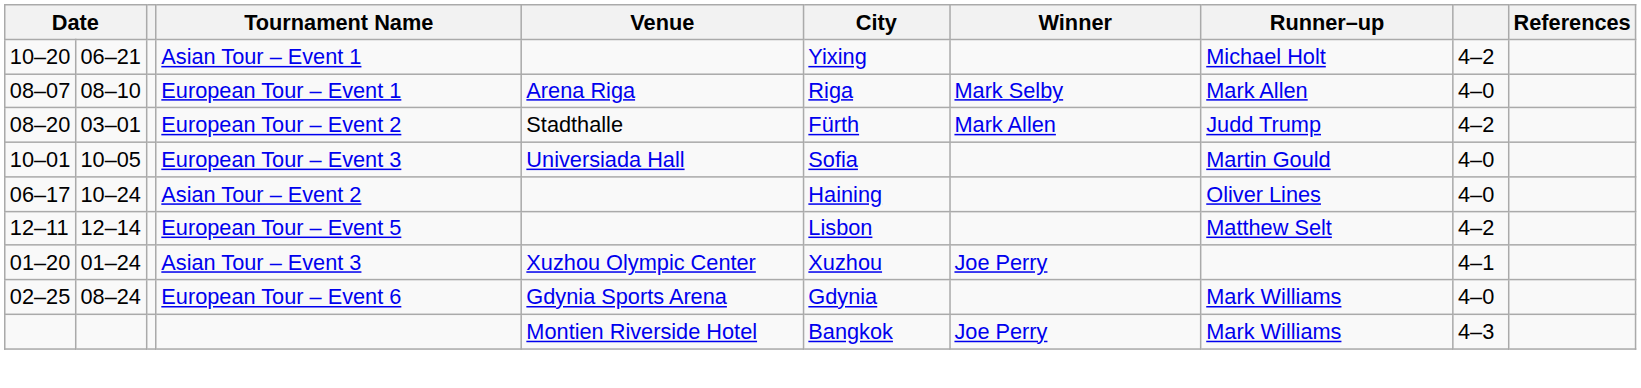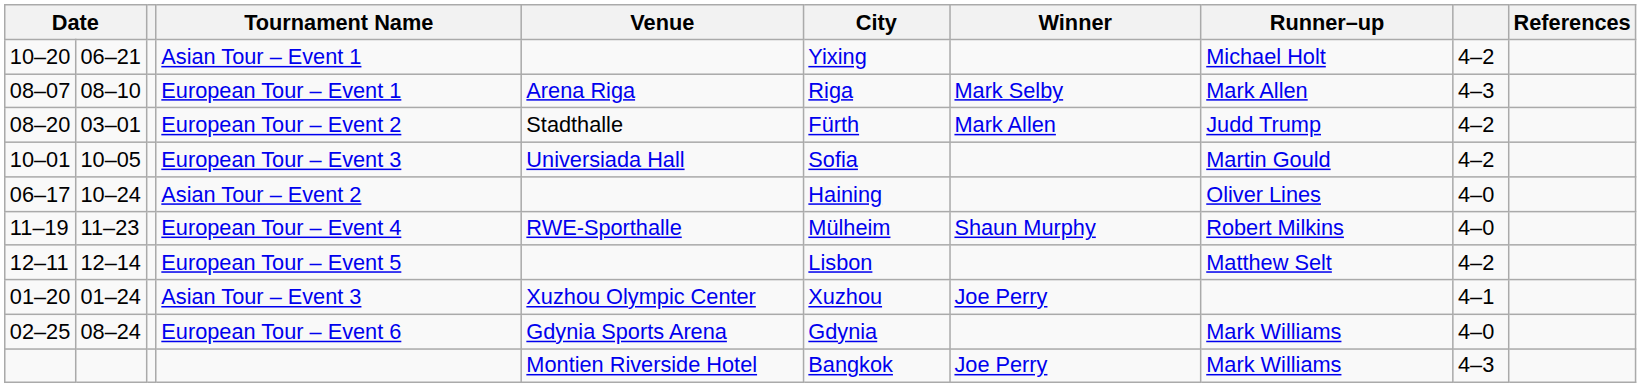(1476, 91) 4–0 -> (1476, 91) 4–3
(1476, 160) 4–0 -> (1476, 160) 4–2
+ row: (281, 228)
